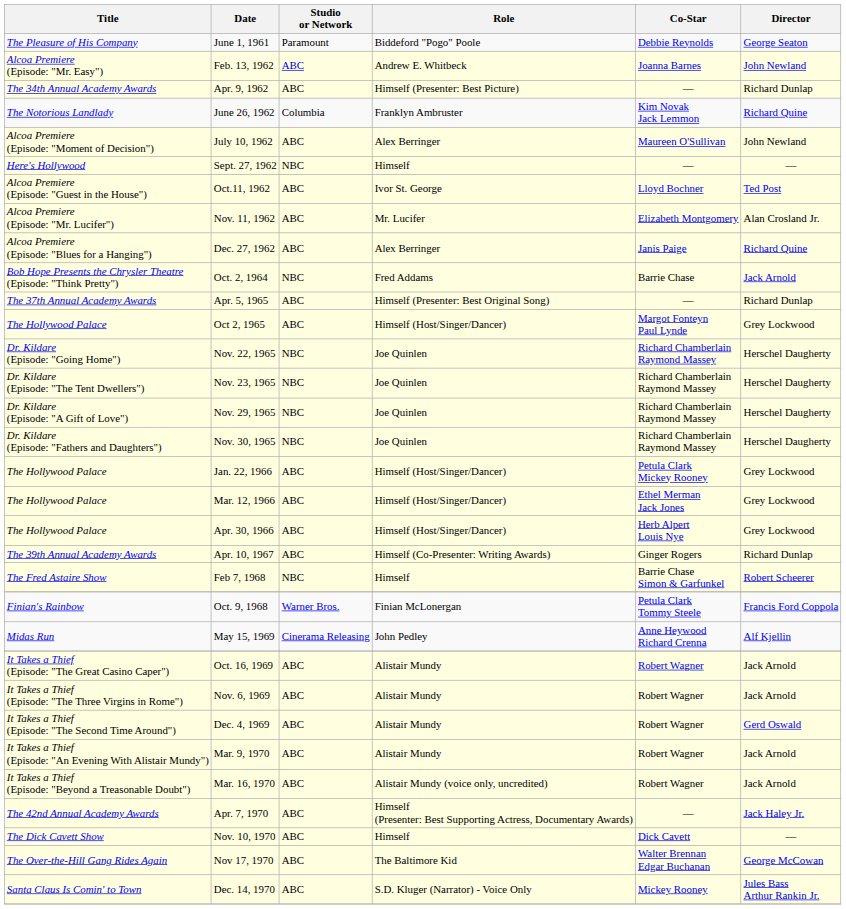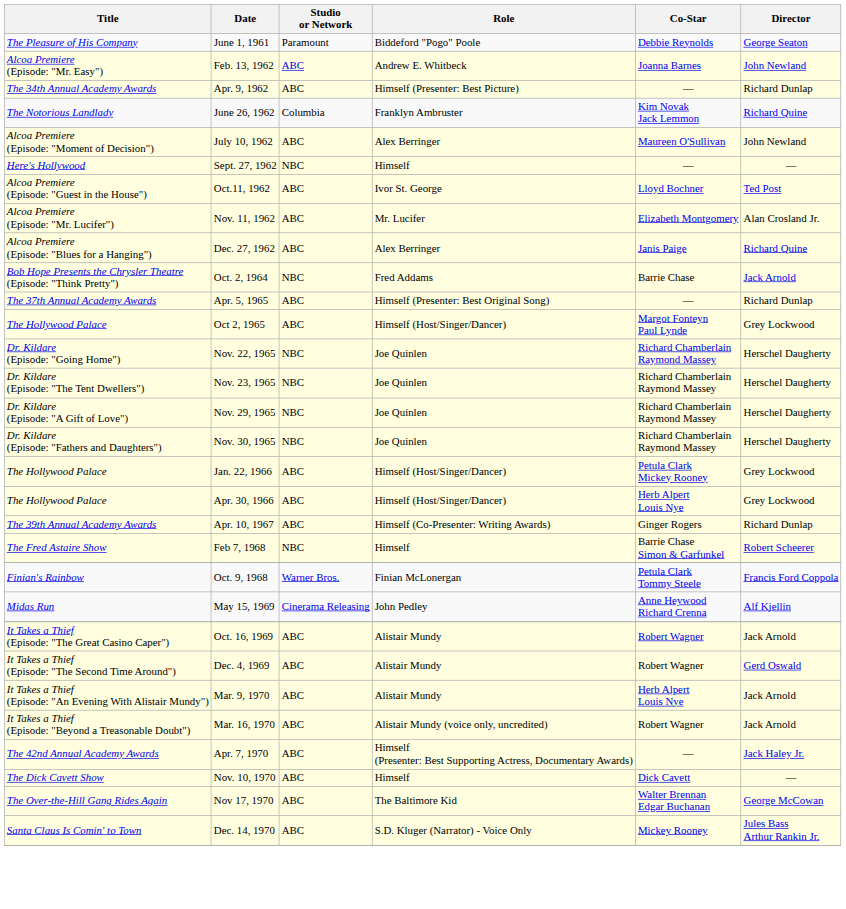- row: (244, 501)
- row: (242, 695)
(671, 754) Robert Wagner -> (664, 695) Herb Alpert Louis Nye
